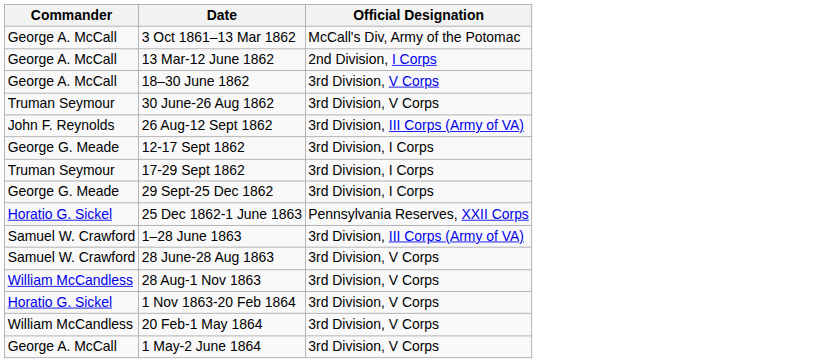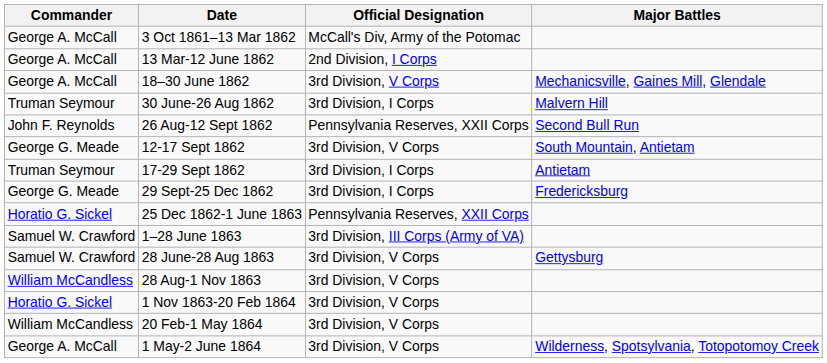+ column: (677, 15)
(374, 103) 3rd Division, V Corps -> (371, 103) 3rd Division, I Corps
(416, 125) 3rd Division, III Corps (Army of VA) -> (419, 125) Pennsylvania Reserves, XXII Corps
(371, 147) 3rd Division, I Corps -> (374, 147) 3rd Division, V Corps
